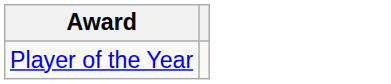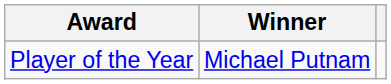+ column: (287, 22)
